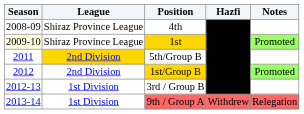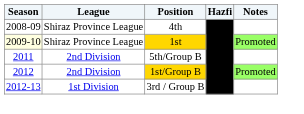(94, 56) gold background -> (94, 56) no background
- row: (175, 101)
